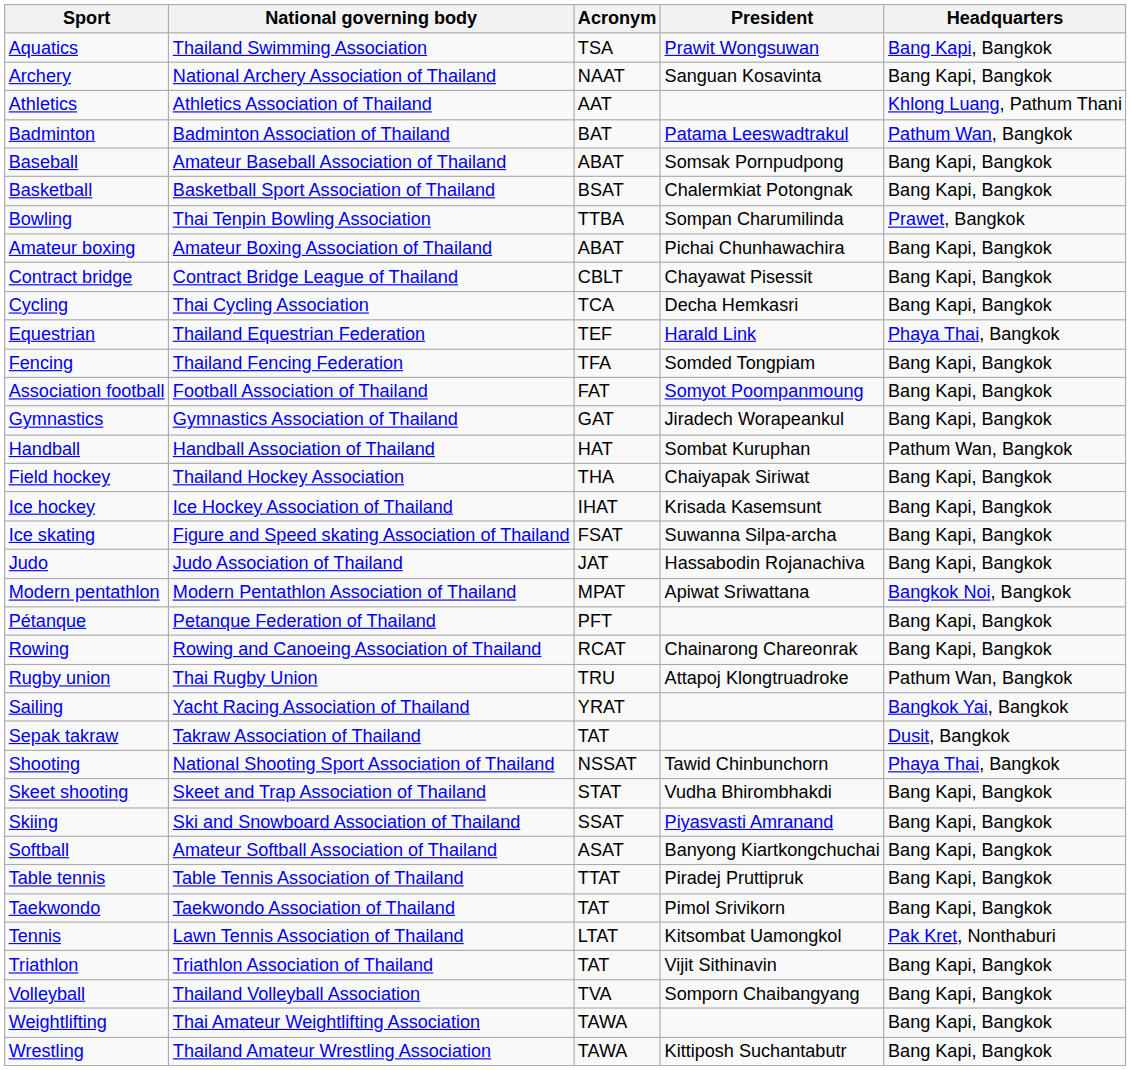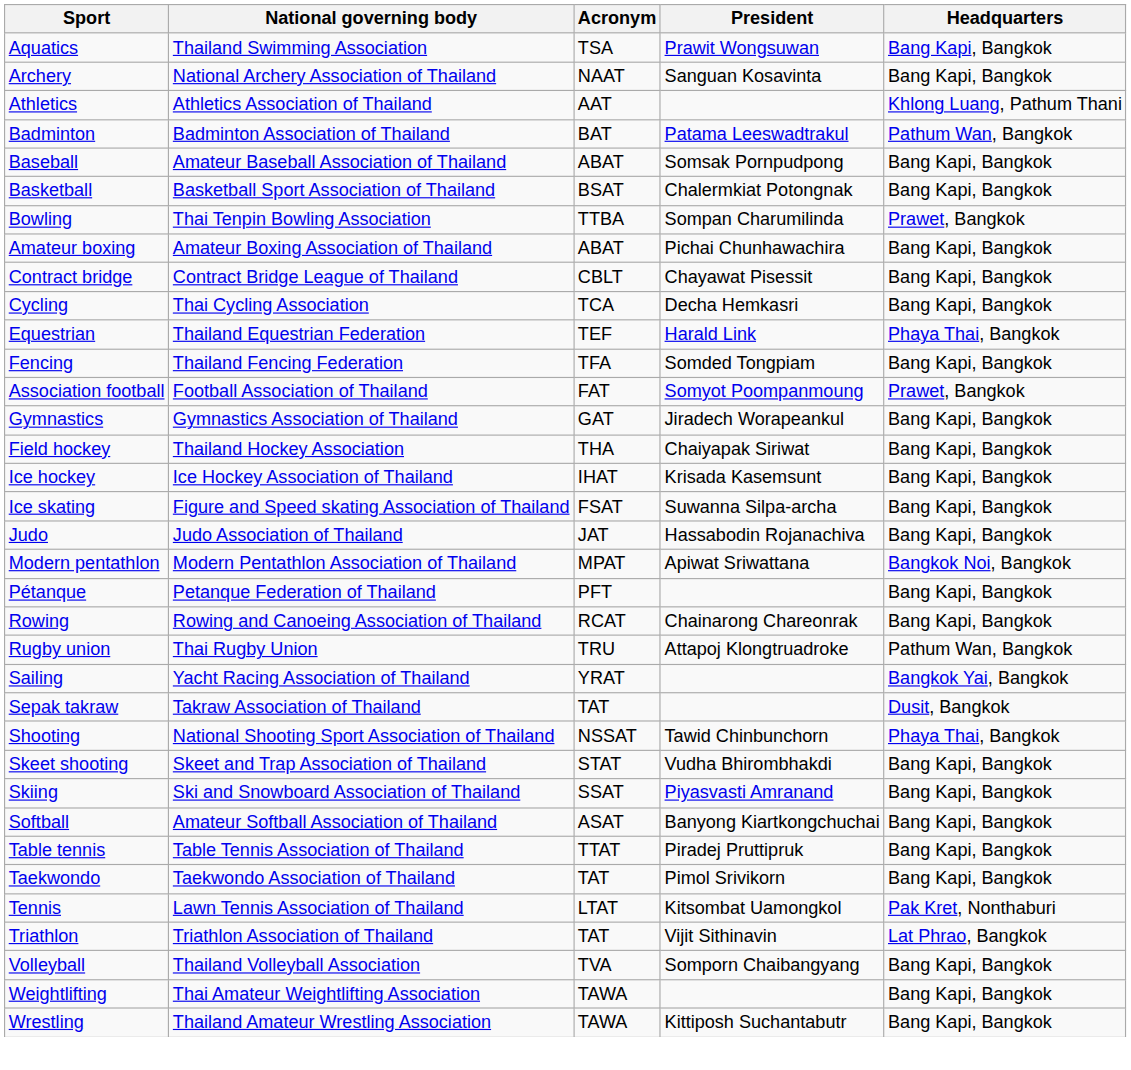(970, 391) Bang Kapi, Bangkok -> (956, 391) Prawet, Bangkok
- row: (44, 448)
(970, 965) Bang Kapi, Bangkok -> (967, 936) Lat Phrao, Bangkok
